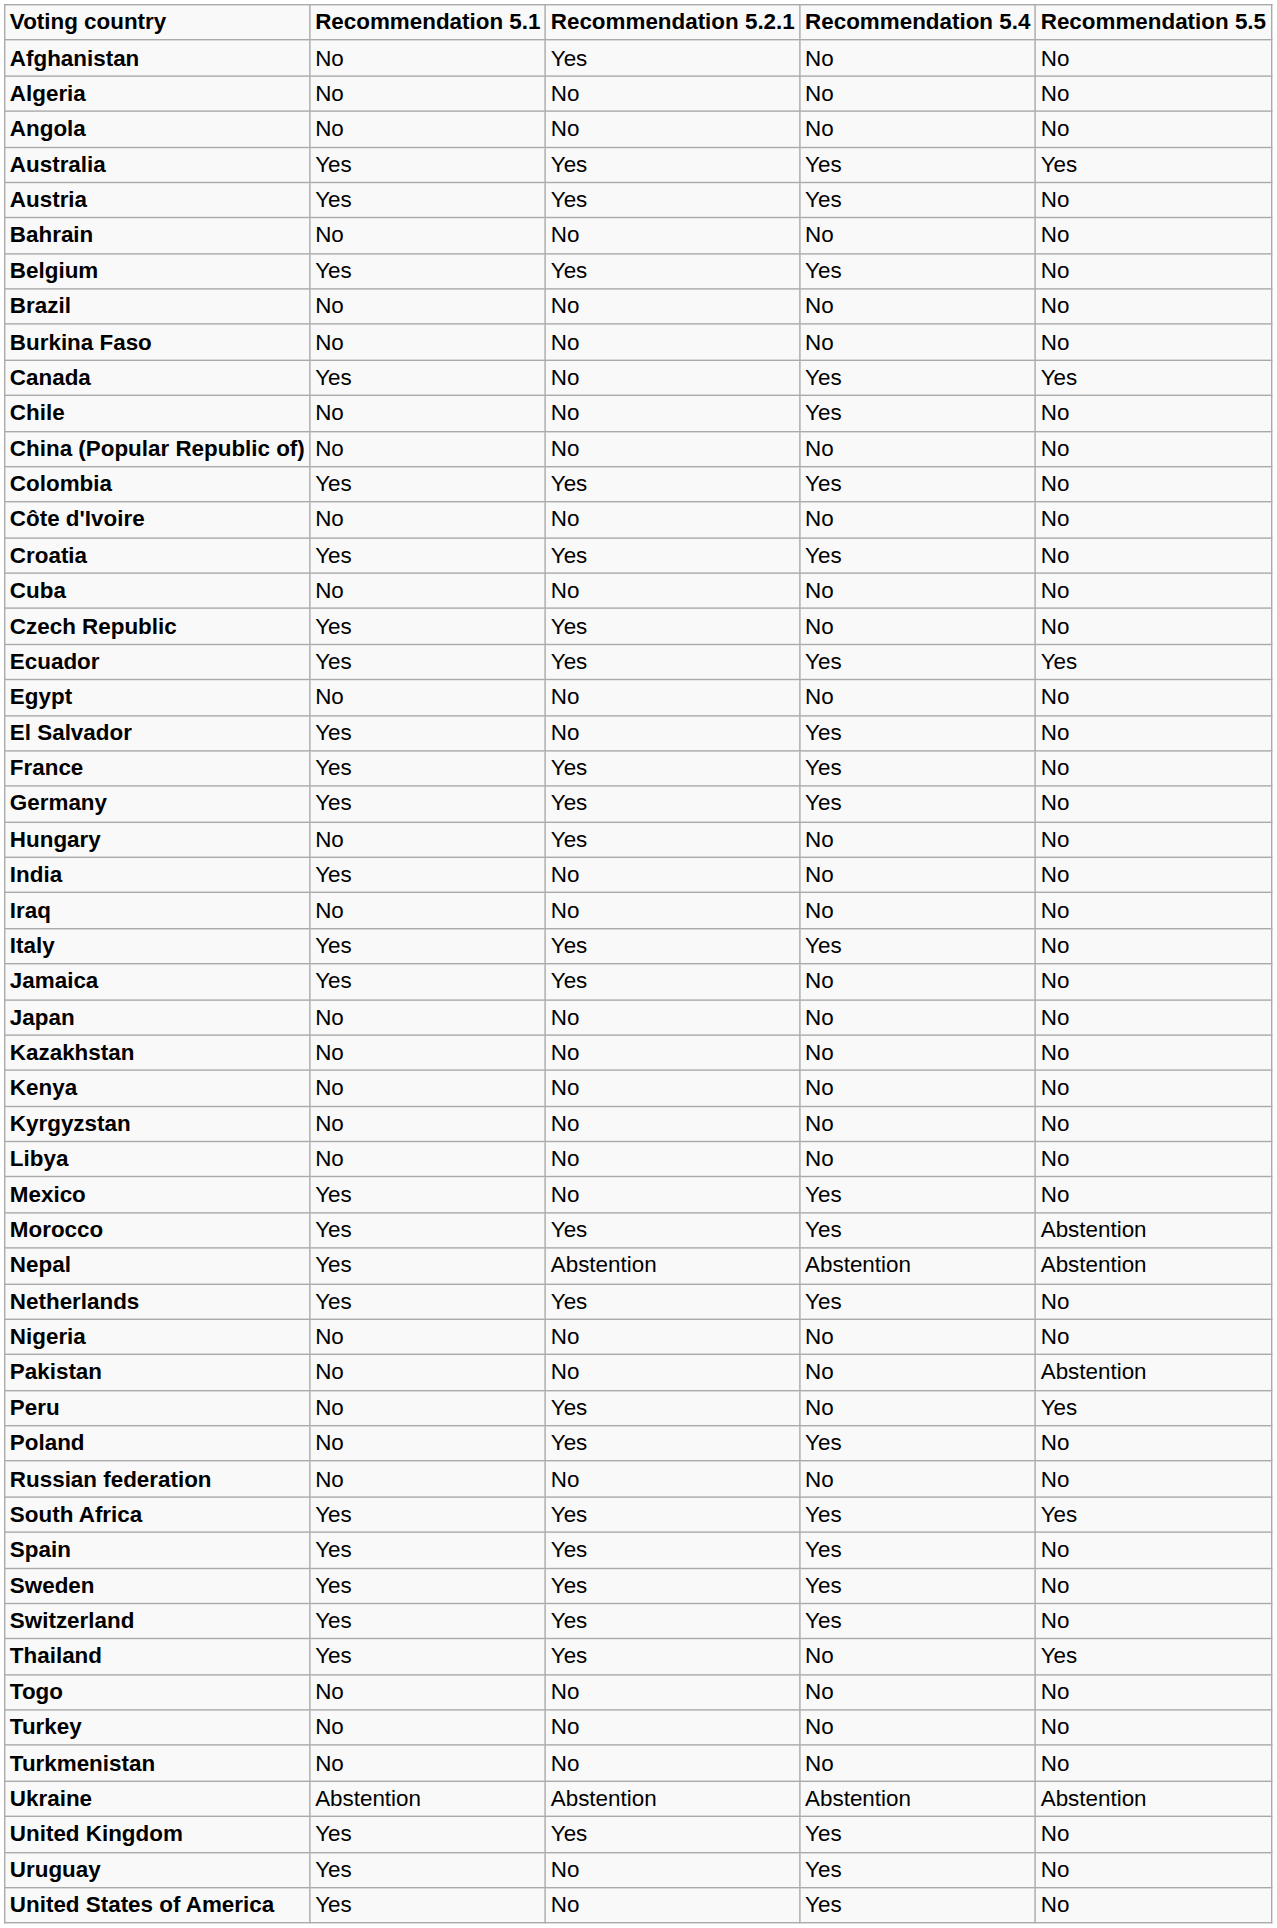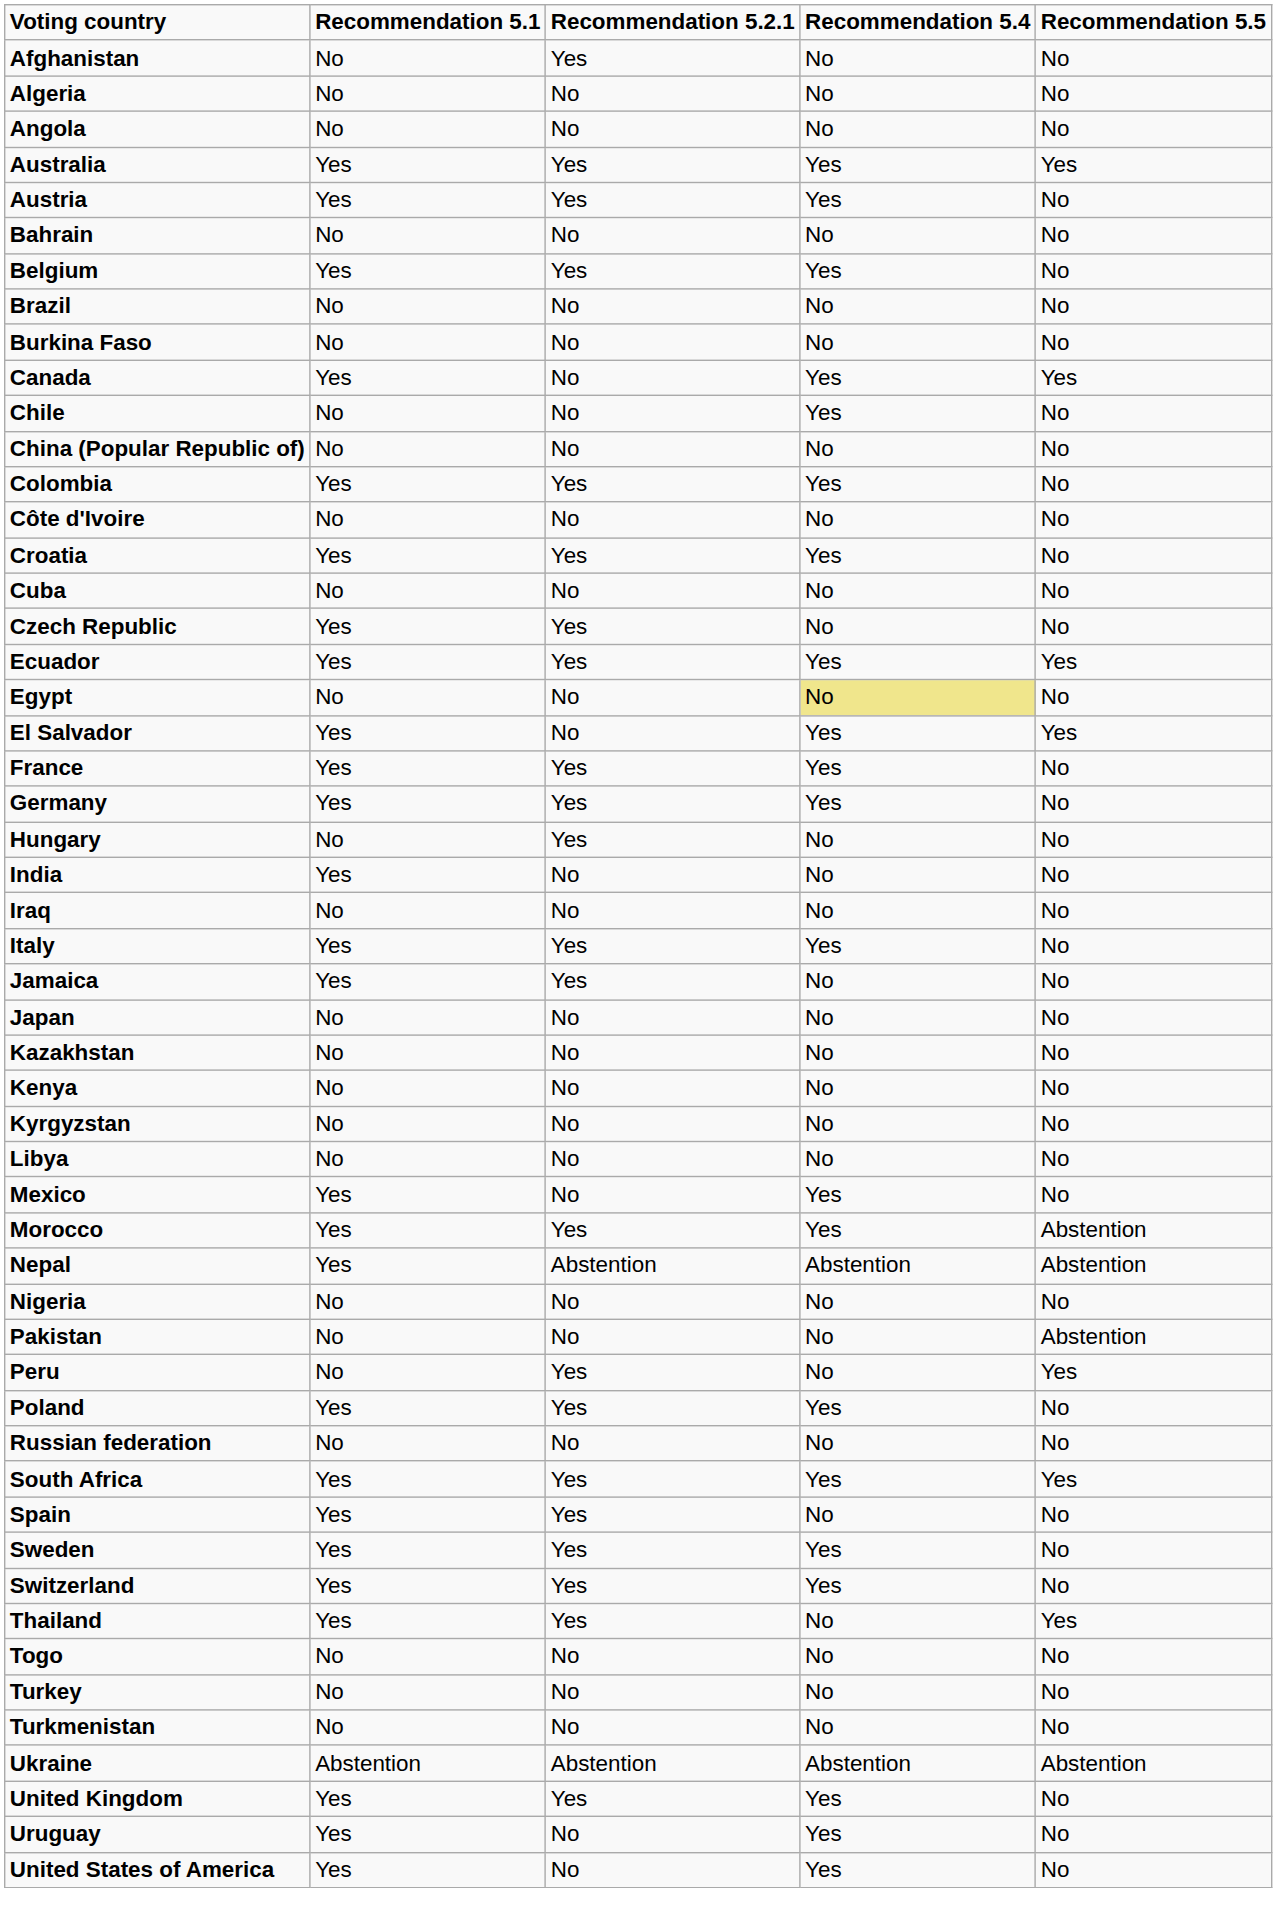(819, 697) no background -> (819, 697) khaki background
(1055, 732) No -> (1059, 732) Yes
- row: (75, 1301)
(329, 1443) No -> (333, 1407) Yes
(823, 1549) Yes -> (819, 1514) No
